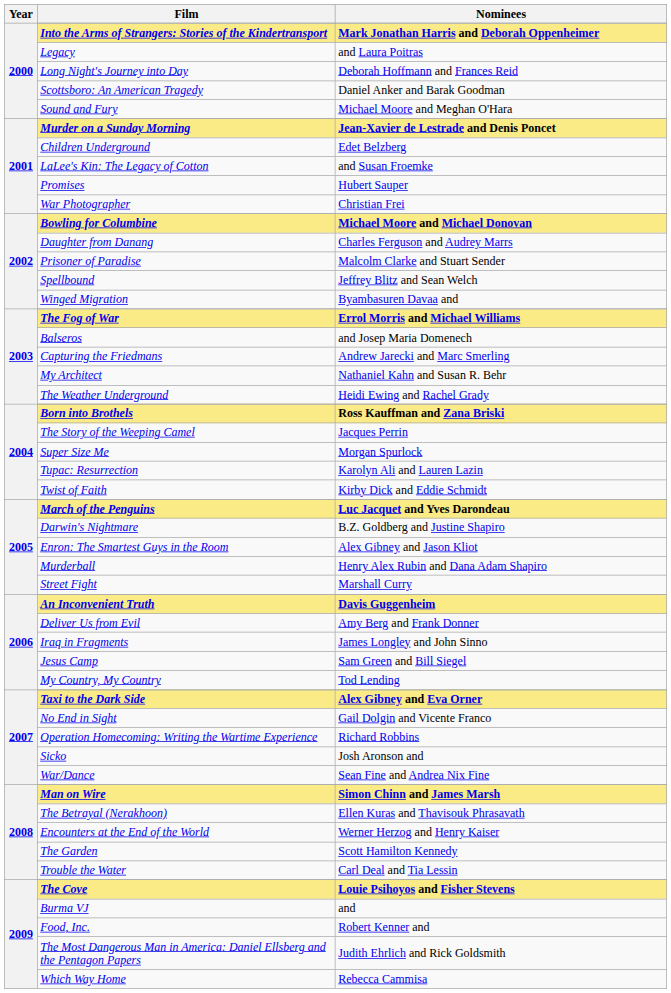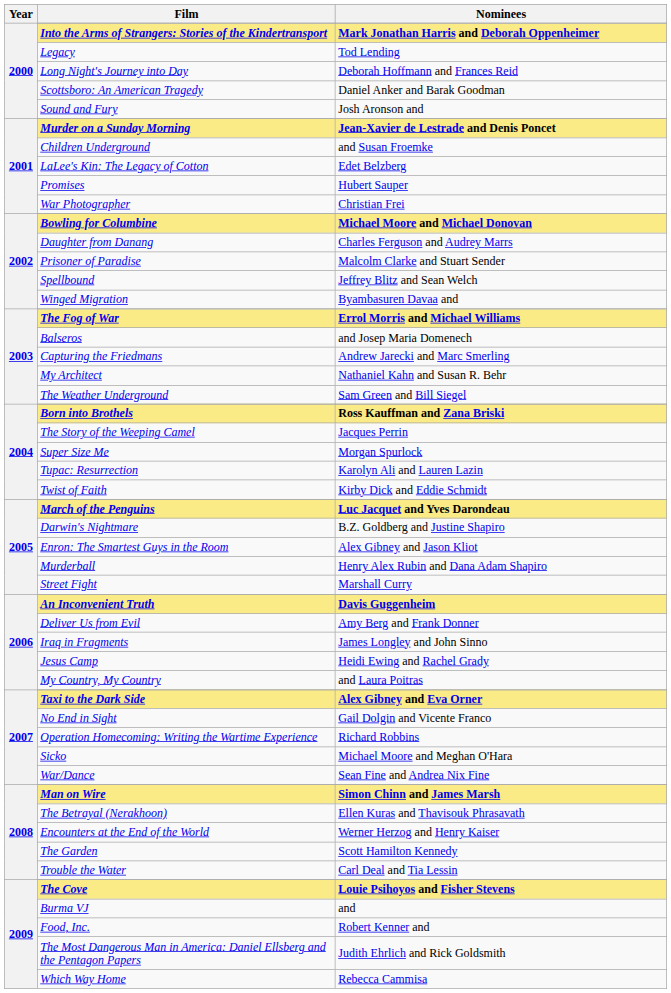(381, 52) and Laura Poitras -> (369, 52) Tod Lending
(425, 109) Michael Moore and Meghan O'Hara -> (381, 109) Josh Aronson and
(372, 147) Edet Belzberg -> (386, 147) and Susan Froemke
(386, 166) and Susan Froemke -> (372, 166) Edet Belzberg
(414, 394) Heidi Ewing and Rachel Grady -> (402, 394) Sam Green and Bill Siegel
(402, 661) Sam Green and Bill Siegel -> (414, 661) Heidi Ewing and Rachel Grady
(369, 680) Tod Lending -> (381, 680) and Laura Poitras
(381, 756) Josh Aronson and -> (425, 756) Michael Moore and Meghan O'Hara
